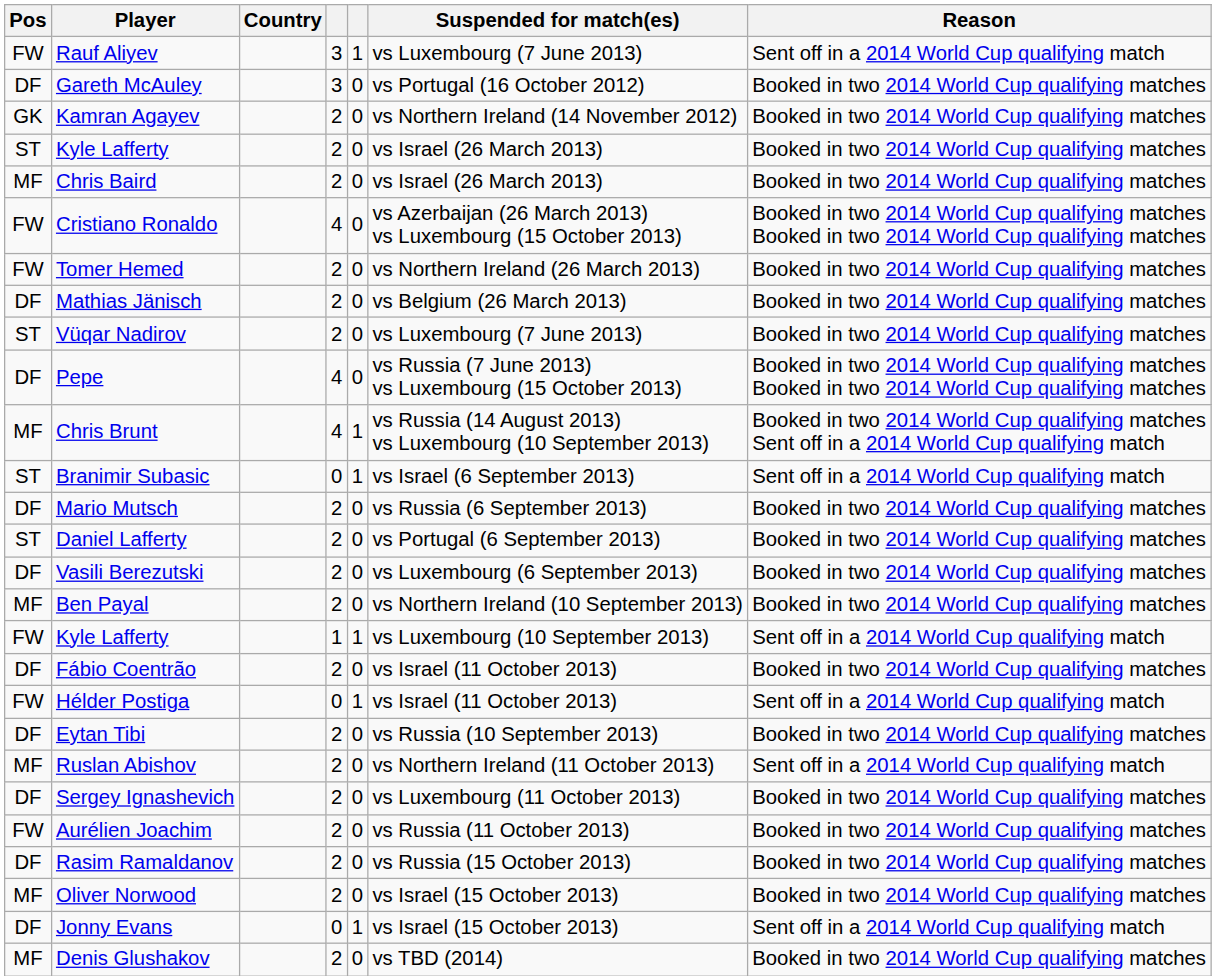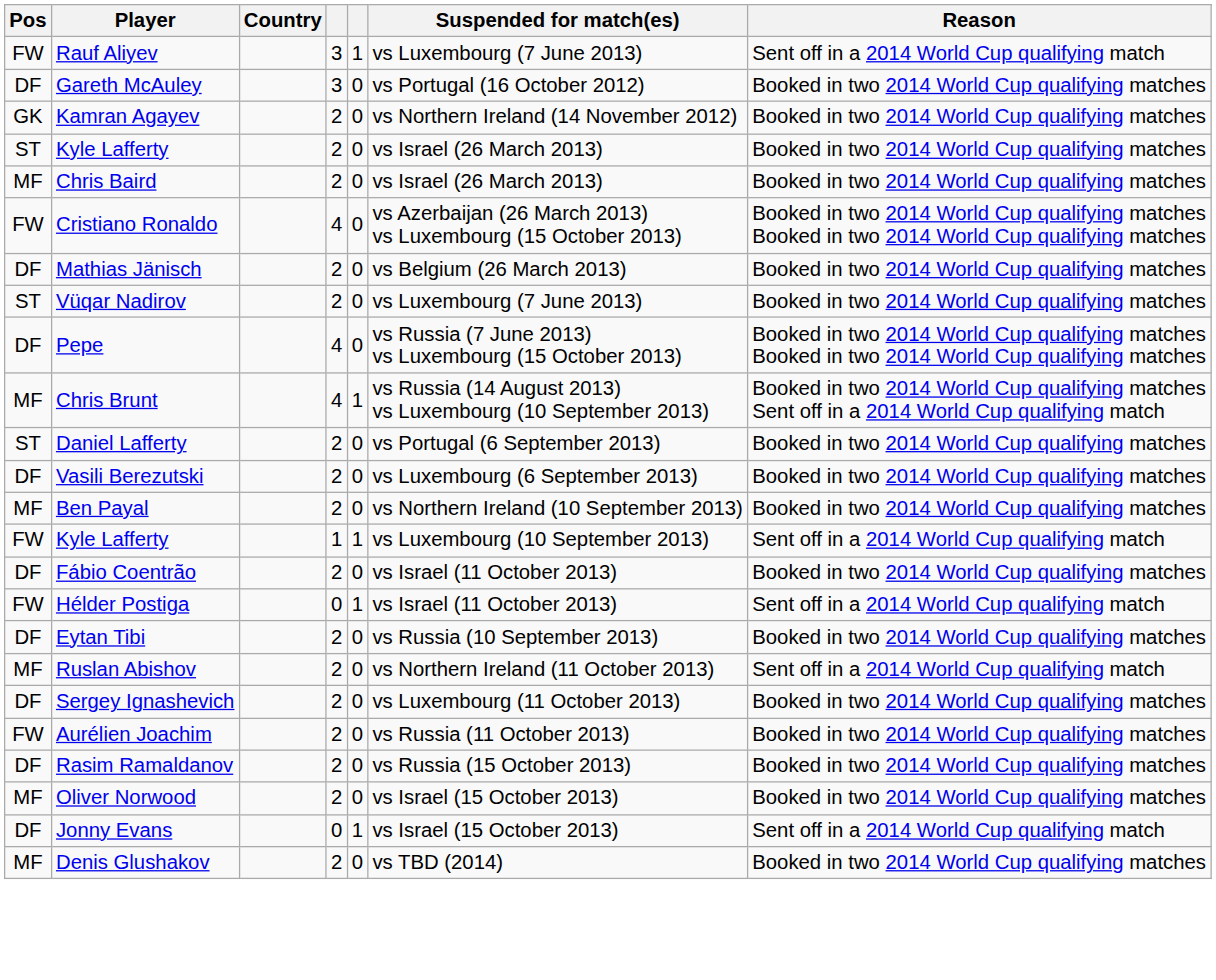- row: (120, 269)
- row: (133, 475)
- row: (117, 508)
